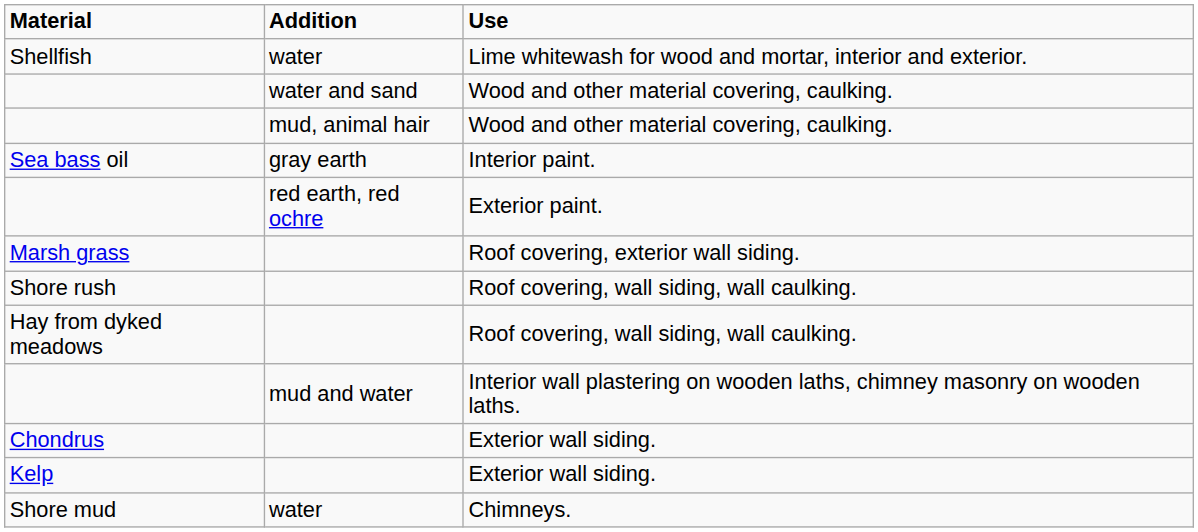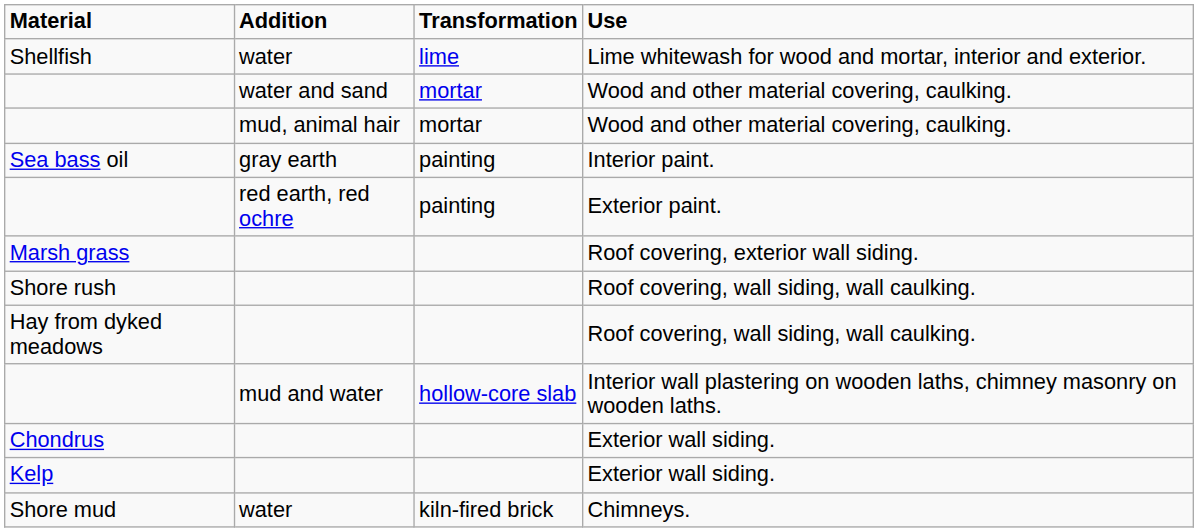+ column: (498, 21)
